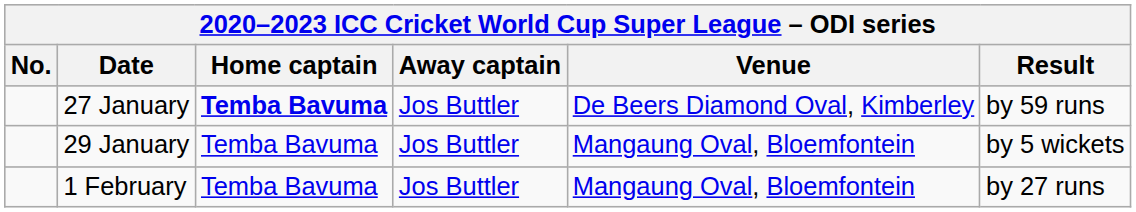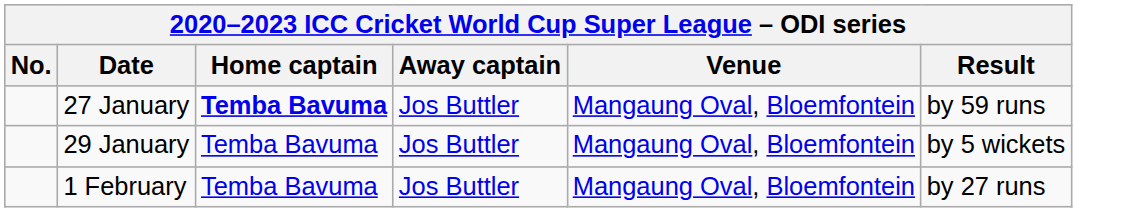(773, 105) De Beers Diamond Oval, Kimberley -> (744, 105) Mangaung Oval, Bloemfontein
